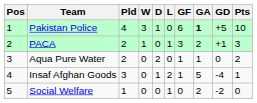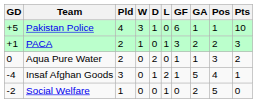columns swapped: (16, 12) <-> (223, 12)
(199, 28) bold -> (195, 28) normal
